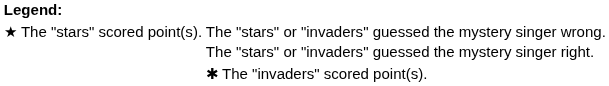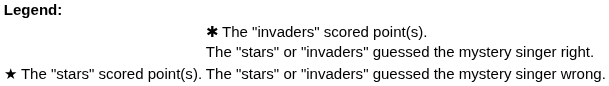rows swapped: (317, 74) <-> (406, 31)
